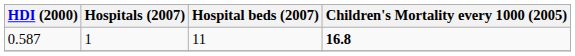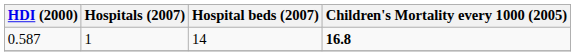(199, 39) 11 -> (199, 39) 14
